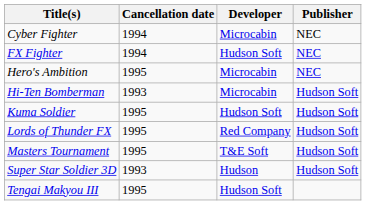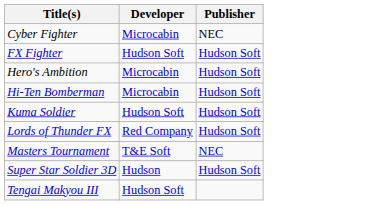- column: (168, 14)
(309, 53) NEC -> (230, 53) Hudson Soft
(309, 72) NEC -> (230, 72) Hudson Soft
(327, 151) Hudson Soft -> (211, 151) NEC
